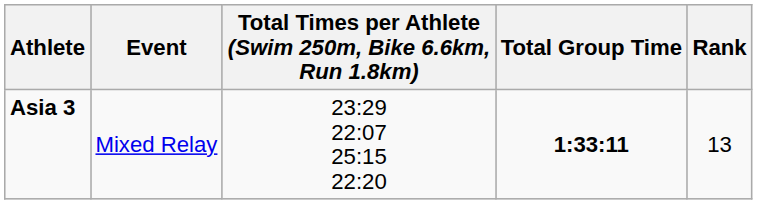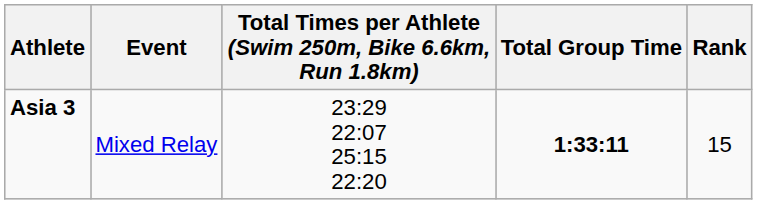(720, 144) 13 -> (720, 144) 15
